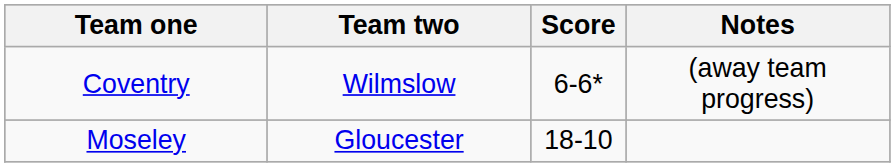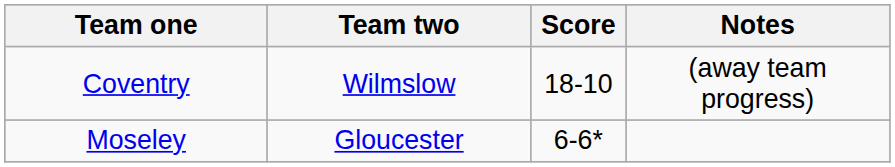(578, 83) 6-6* -> (578, 83) 18-10
(578, 140) 18-10 -> (578, 140) 6-6*
